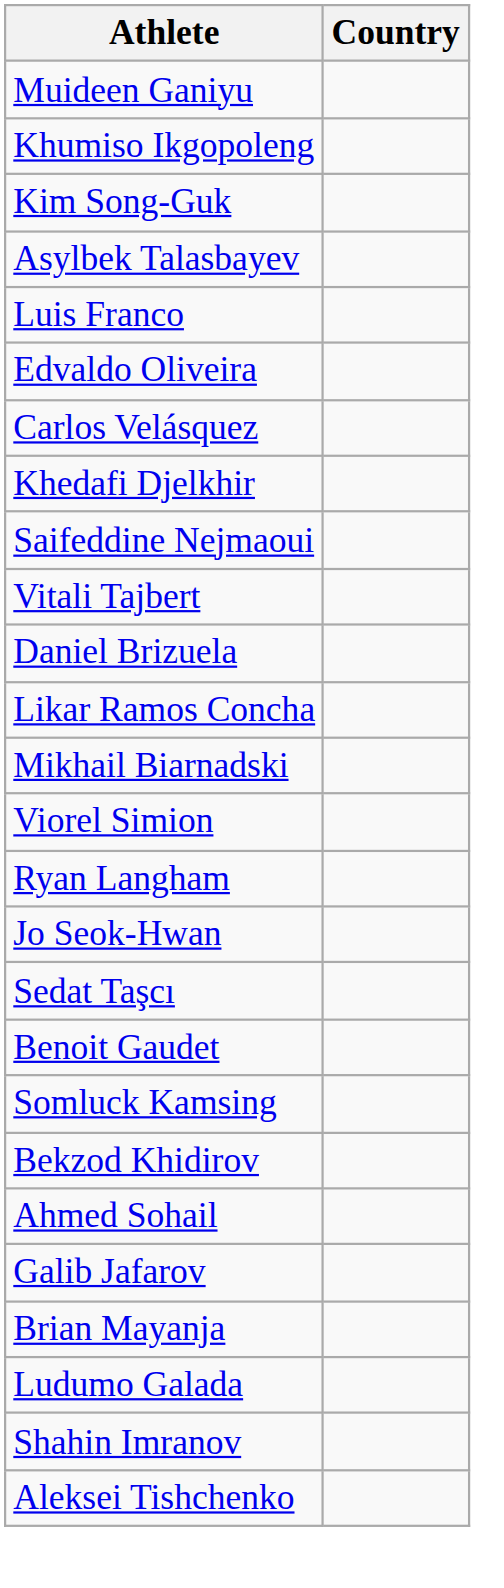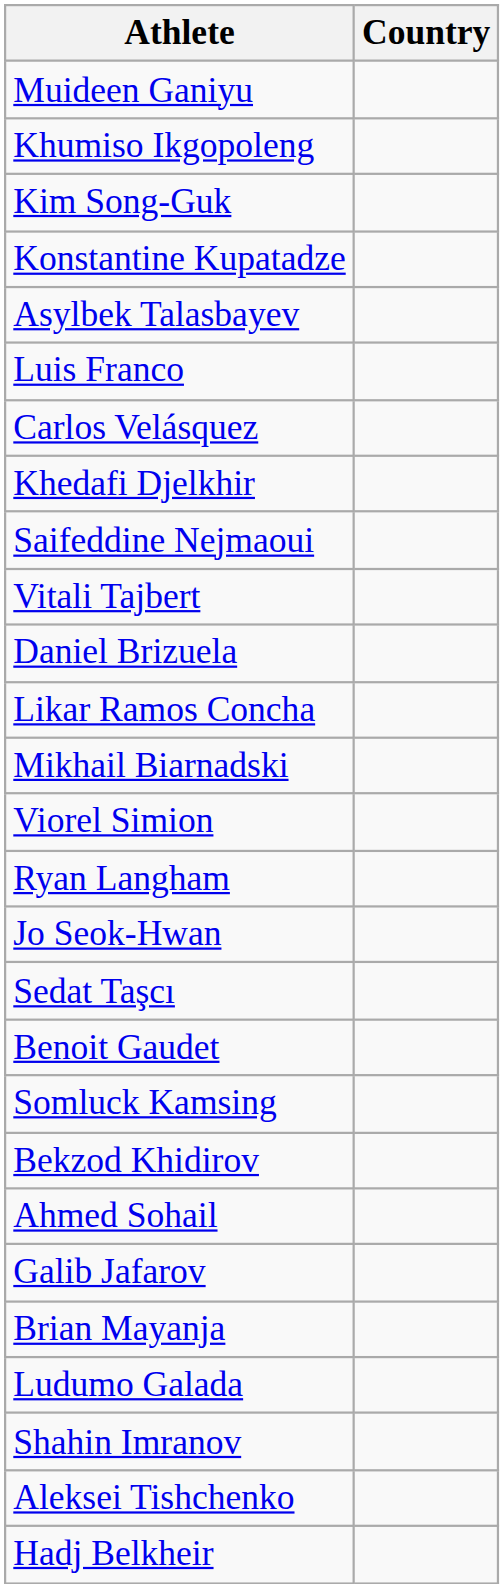+ row: (180, 257)
- row: (135, 370)
+ row: (113, 1553)
